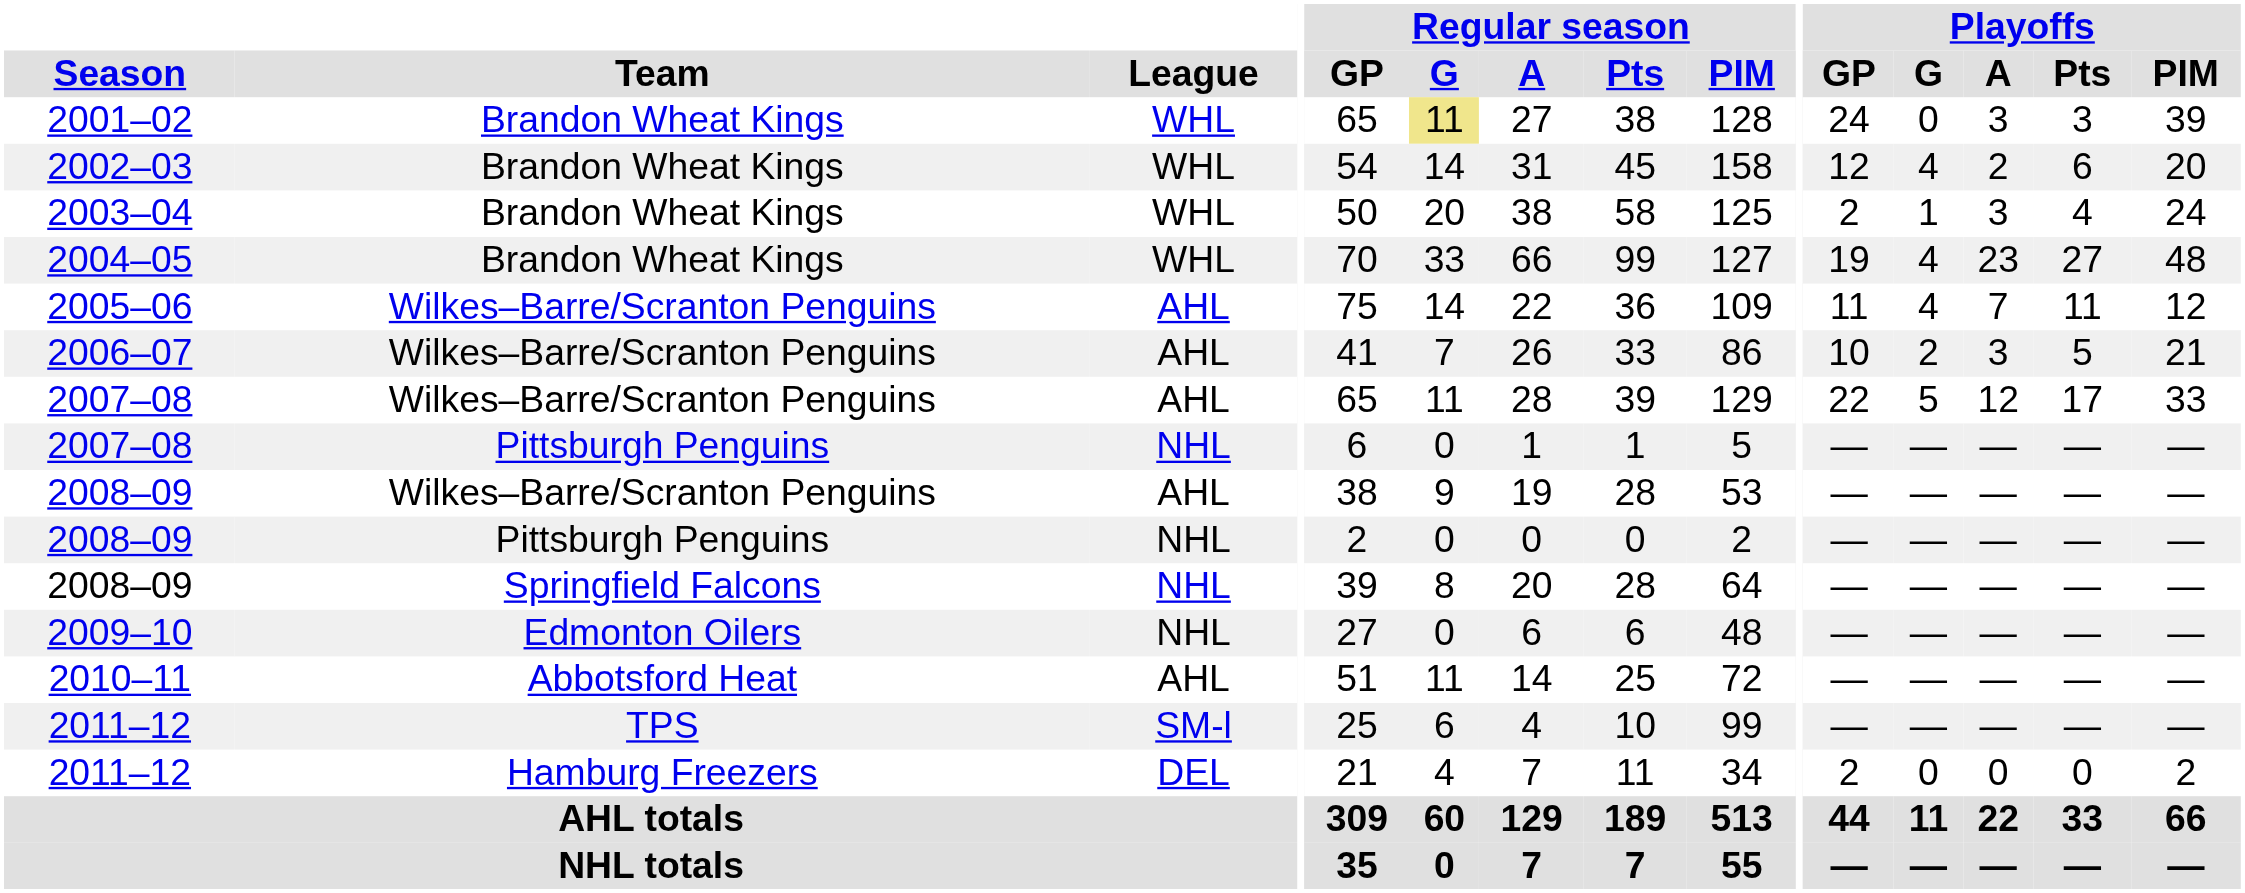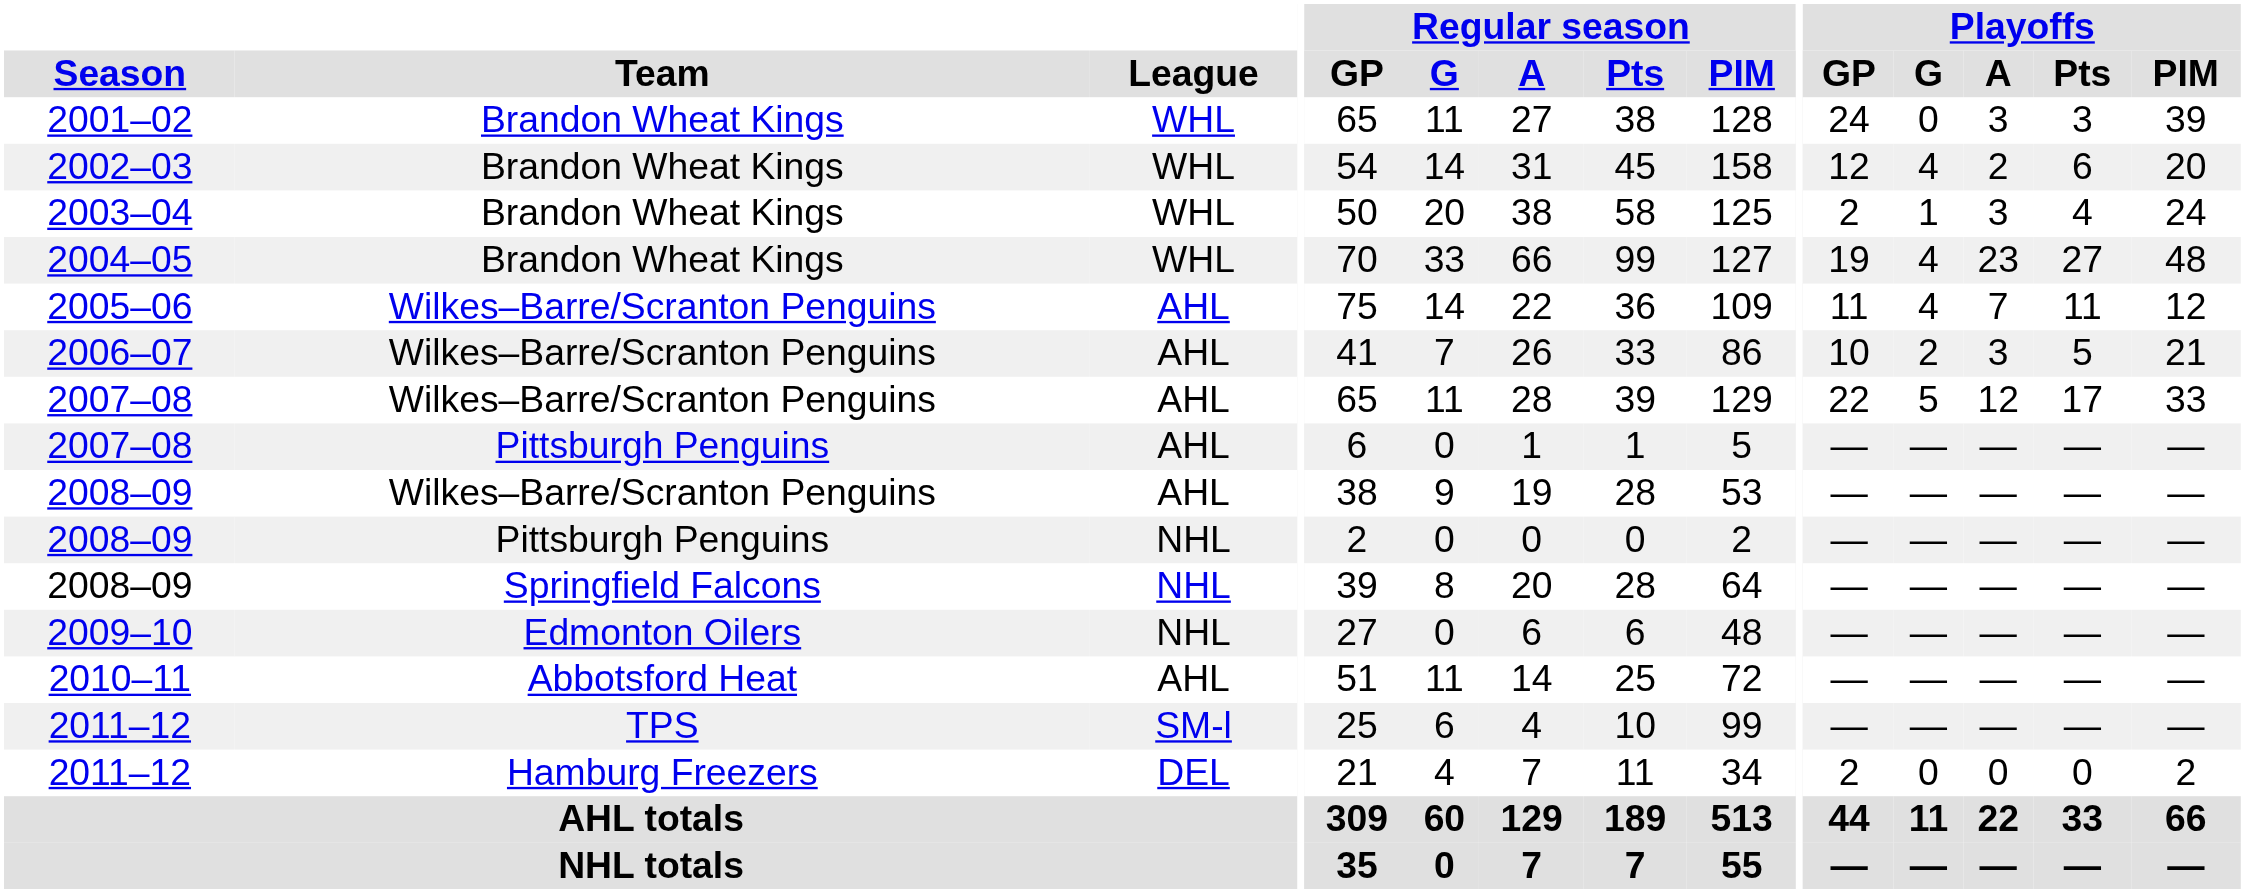(1444, 119) khaki background -> (1444, 119) no background
(1194, 446) NHL -> (1194, 446) AHL
